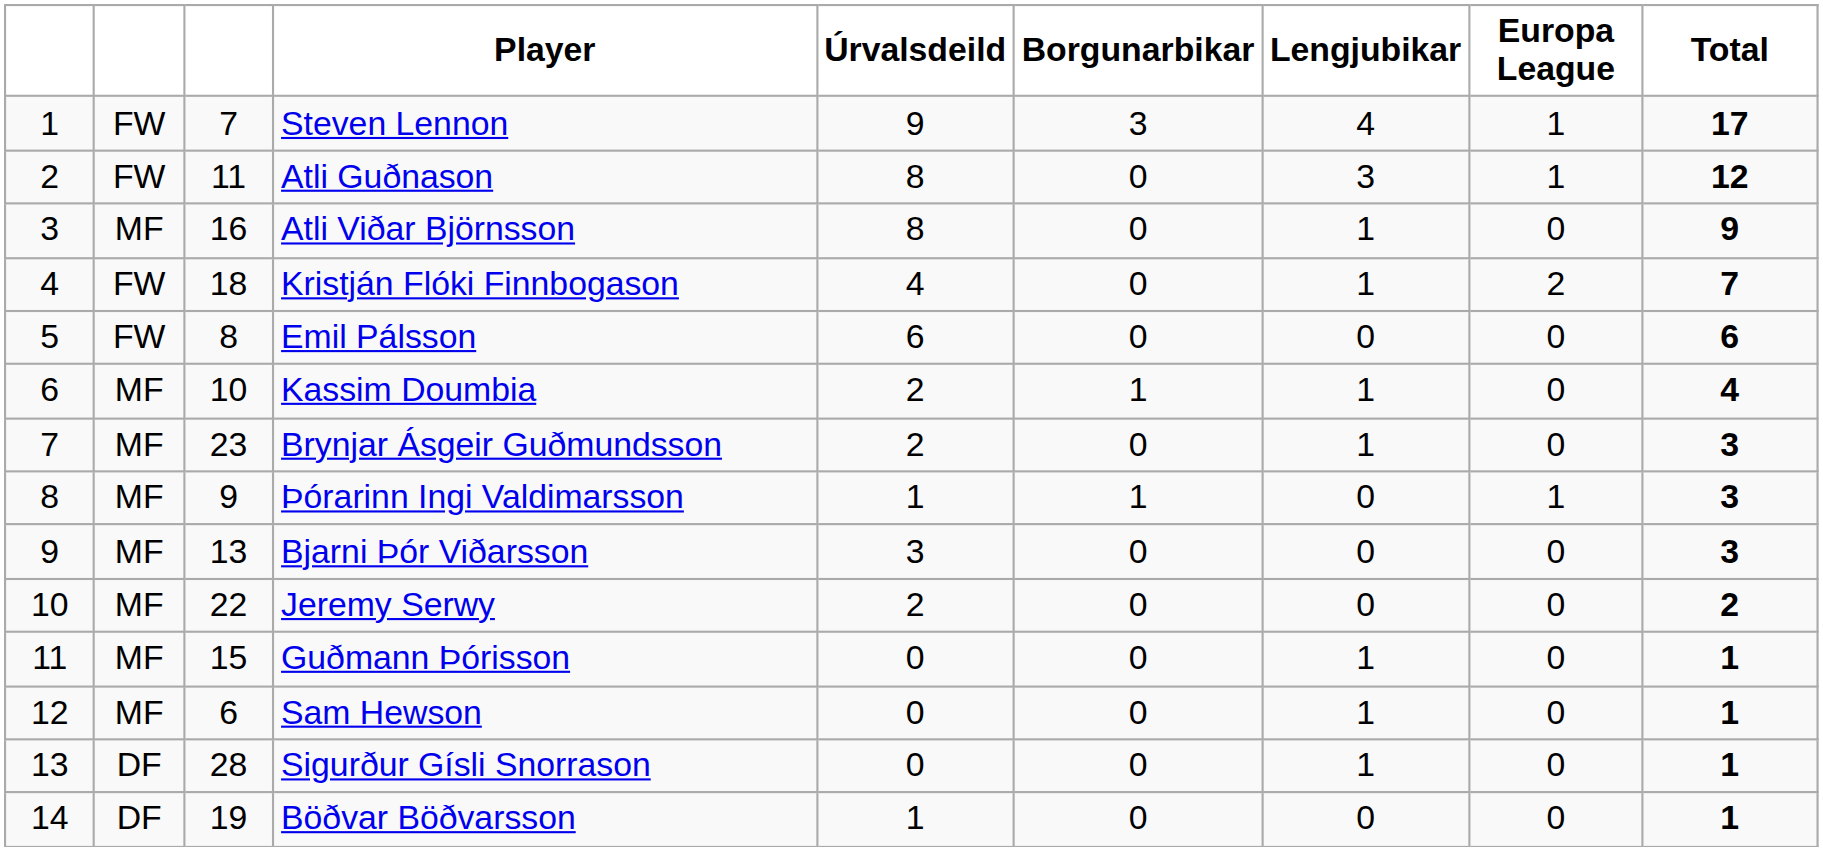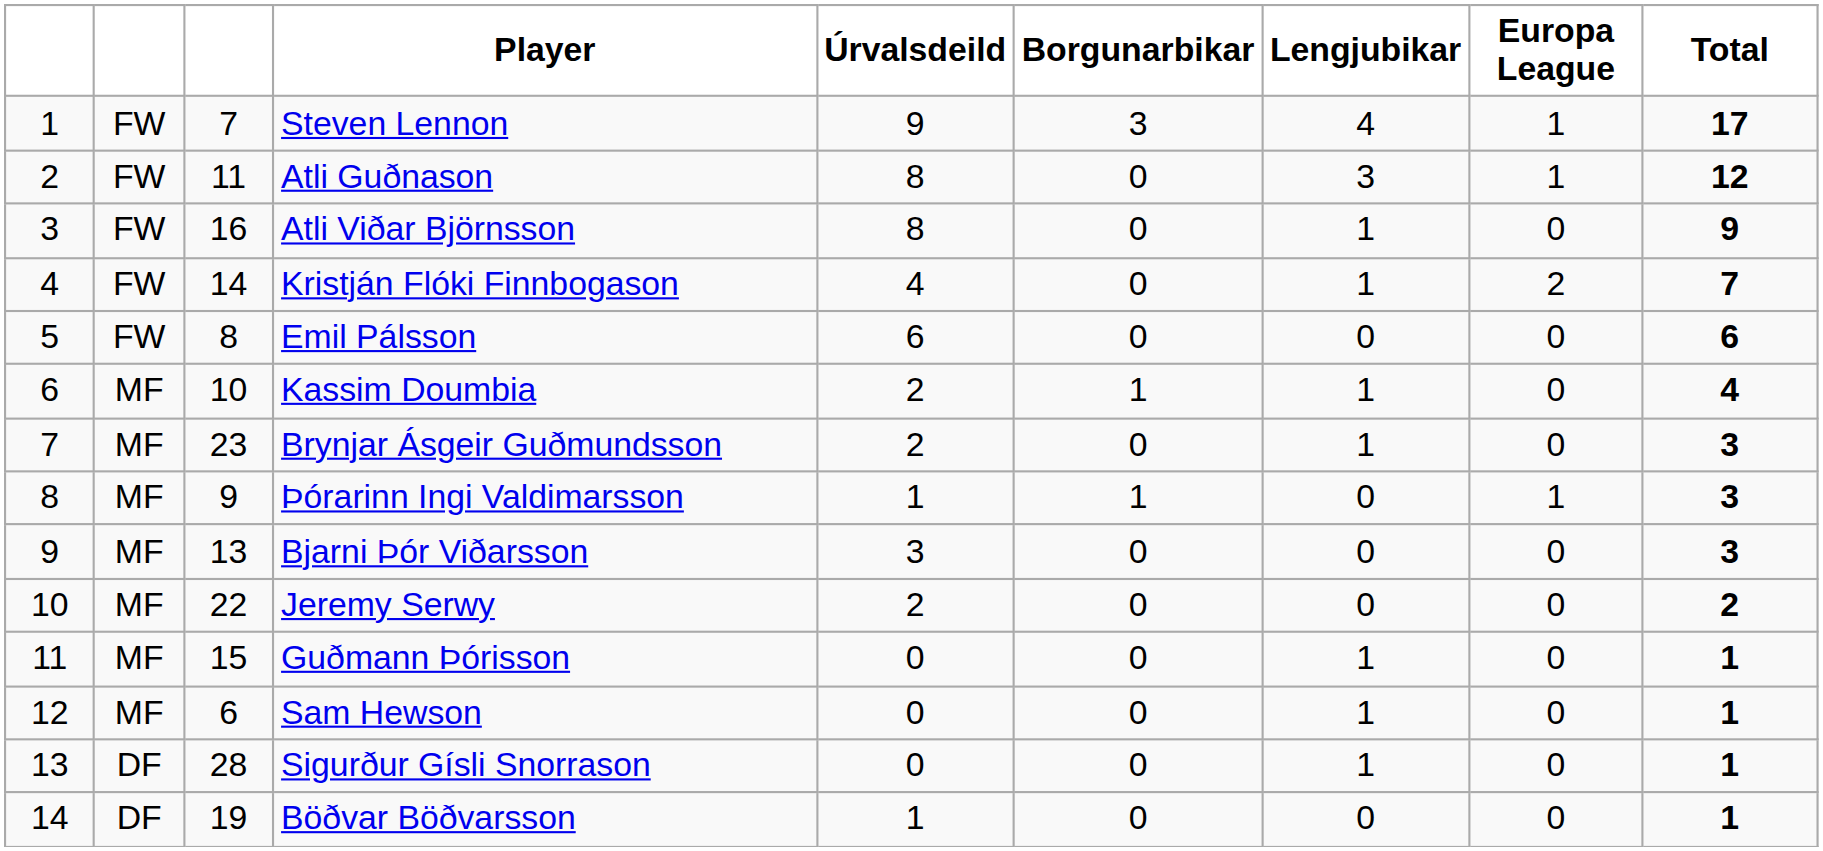(139, 229) MF -> (139, 229) FW
(229, 283) 18 -> (229, 283) 14
